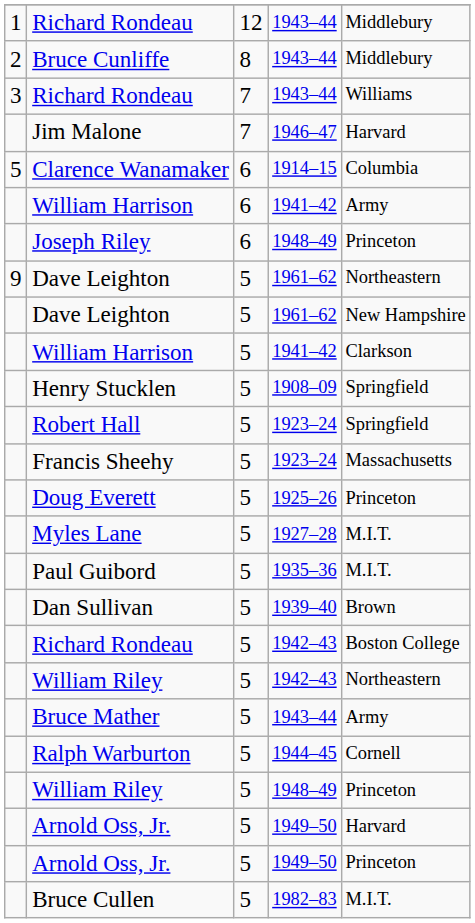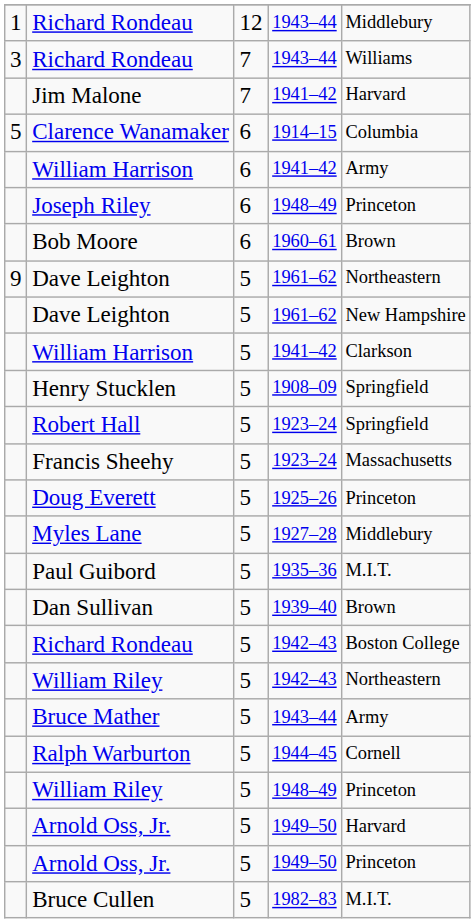- row: (16, 59)
(304, 132) 1946–47 -> (304, 95) 1941–42
+ row: (16, 242)
(369, 534) M.I.T. -> (389, 534) Middlebury
